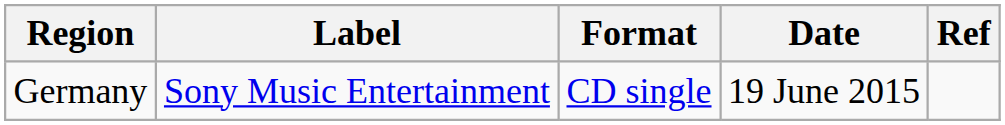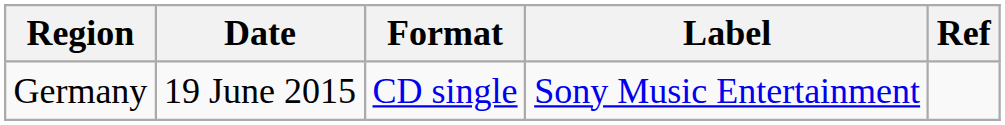columns swapped: (824, 33) <-> (357, 33)
